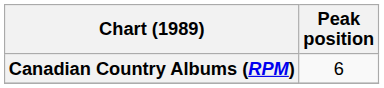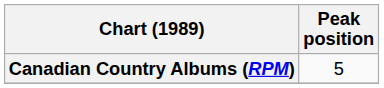(339, 68) 6 -> (339, 68) 5
